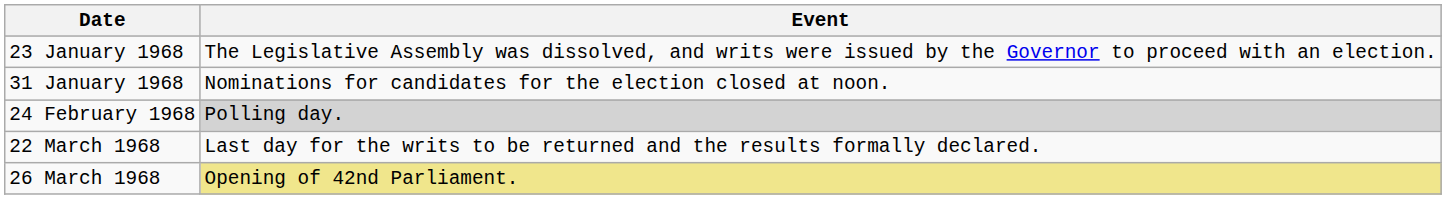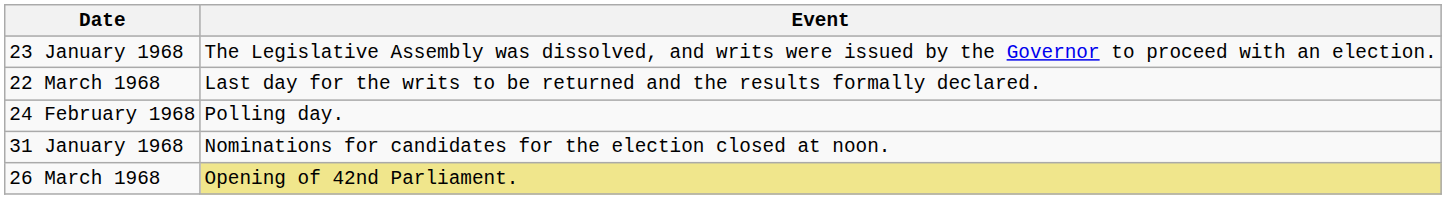rows swapped: (97, 84) <-> (85, 147)
(274, 115) lightgrey background -> (274, 115) no background
